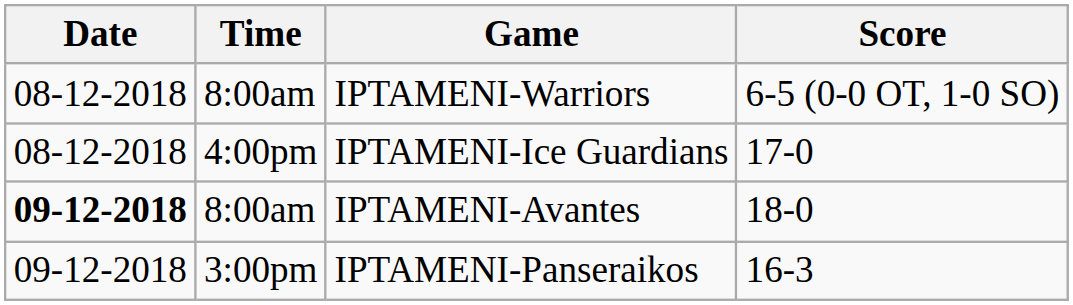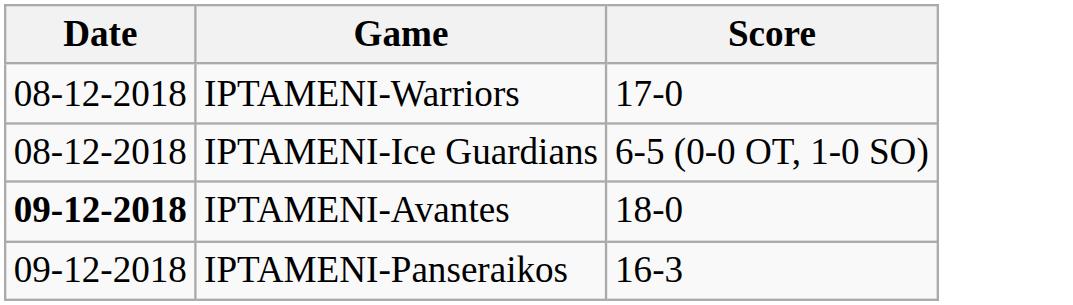- column: (261, 33)
(902, 92) 6-5 (0-0 OT, 1-0 SO) -> (649, 92) 17-0
(780, 151) 17-0 -> (772, 151) 6-5 (0-0 OT, 1-0 SO)
